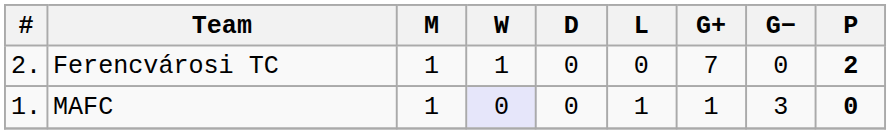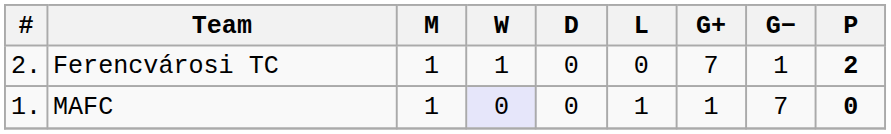(781, 66) 0 -> (781, 66) 1
(781, 107) 3 -> (781, 107) 7
